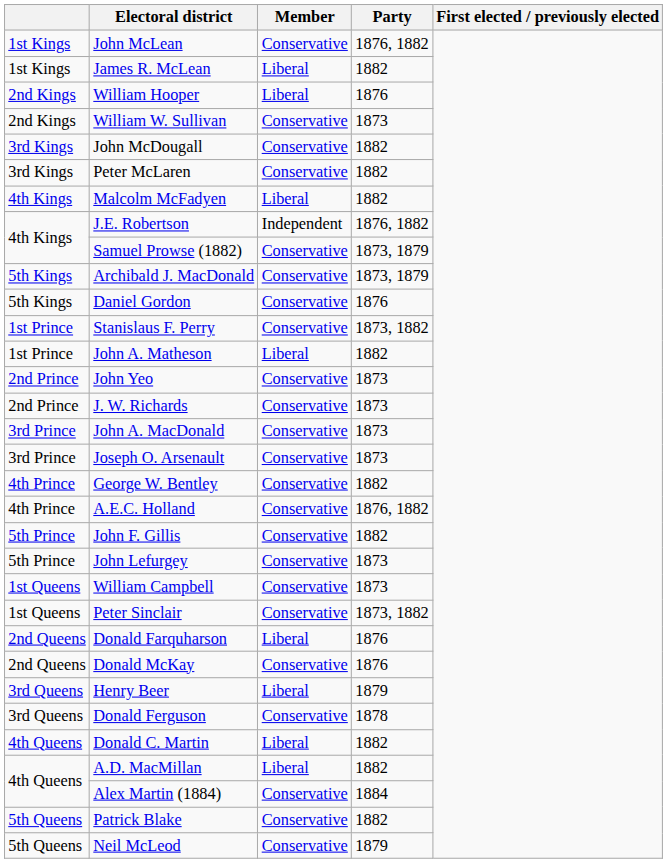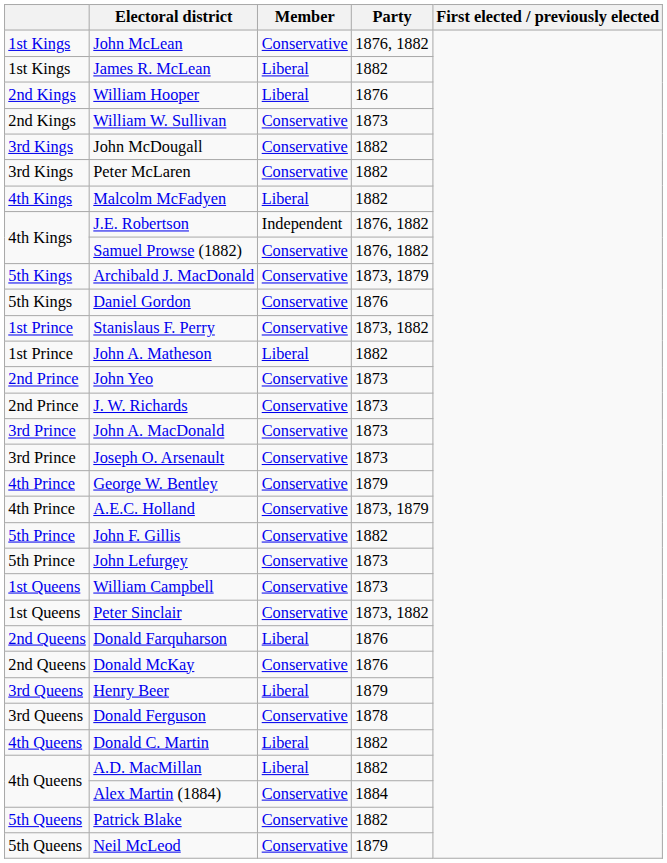(392, 250) 1873, 1879 -> (392, 250) 1876, 1882
(372, 483) 1882 -> (372, 483) 1879
(392, 509) 1876, 1882 -> (392, 509) 1873, 1879
